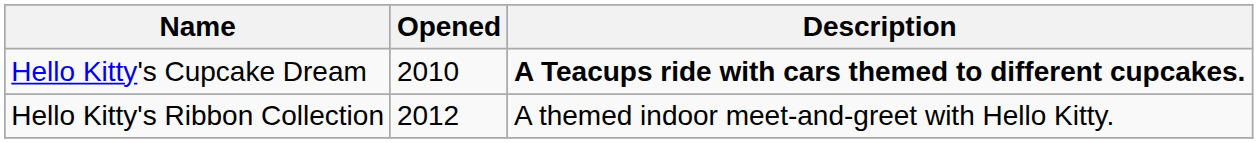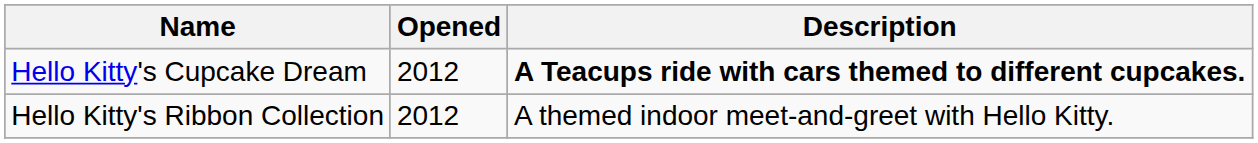(428, 71) 2010 -> (428, 71) 2012
